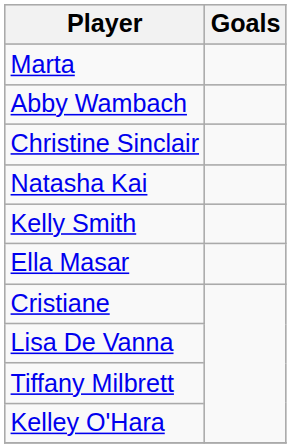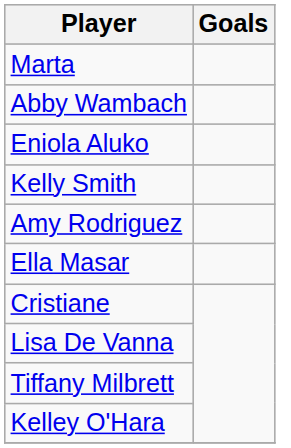- row: (105, 143)
- row: (79, 183)
+ row: (80, 143)
+ row: (96, 223)
